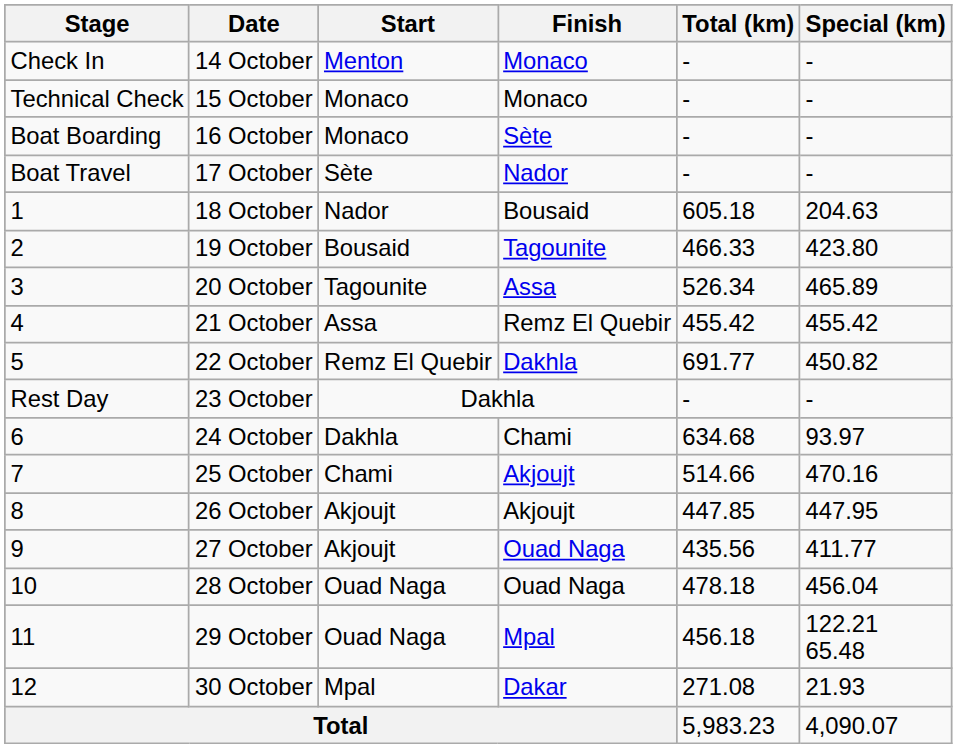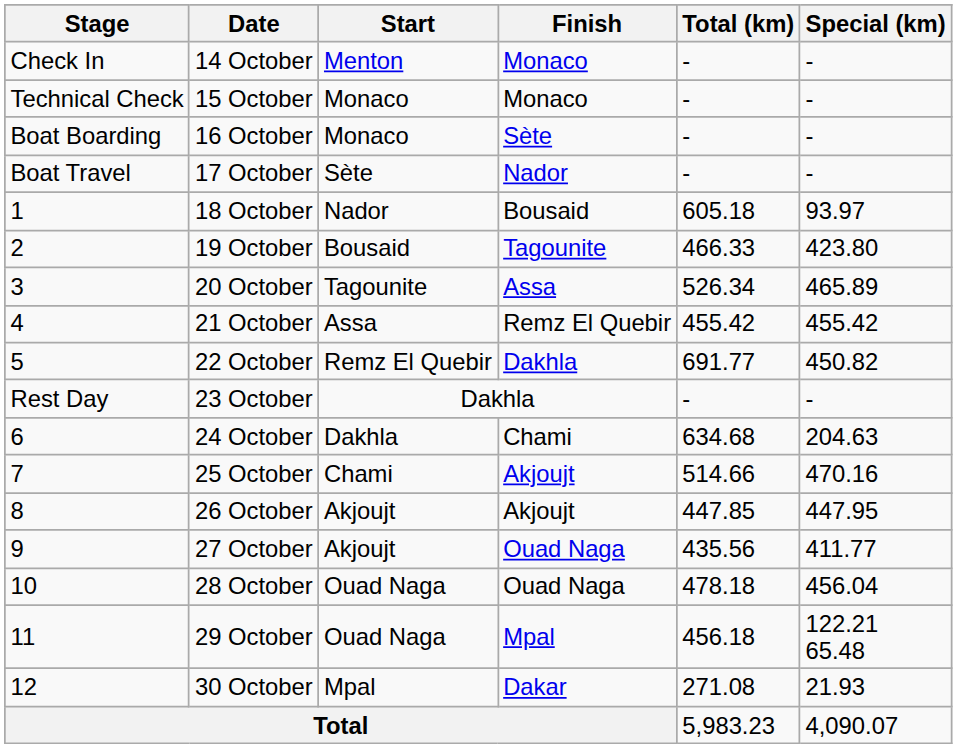(842, 211) 204.63 -> (835, 211) 93.97
(835, 436) 93.97 -> (842, 436) 204.63
